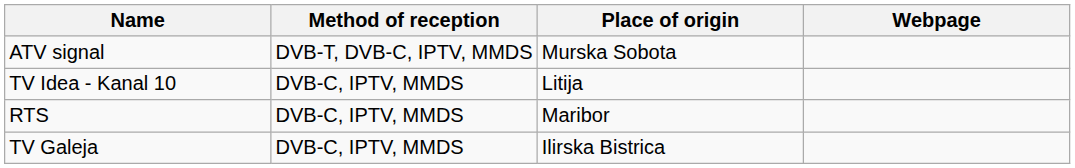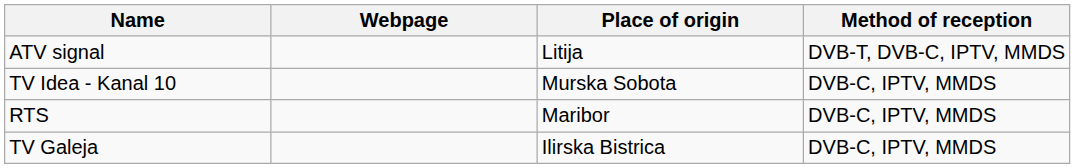columns swapped: (404, 20) <-> (937, 20)
(609, 52) Murska Sobota -> (562, 52) Litija
(562, 83) Litija -> (609, 83) Murska Sobota
